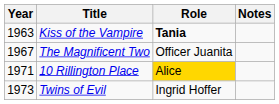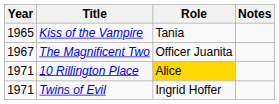(20, 33) 1963 -> (20, 33) 1965
(171, 33) bold -> (170, 33) normal
(20, 90) 1973 -> (20, 90) 1971
